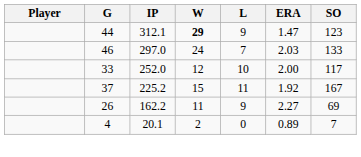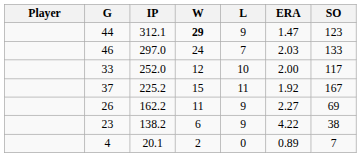+ row: (107, 124)
